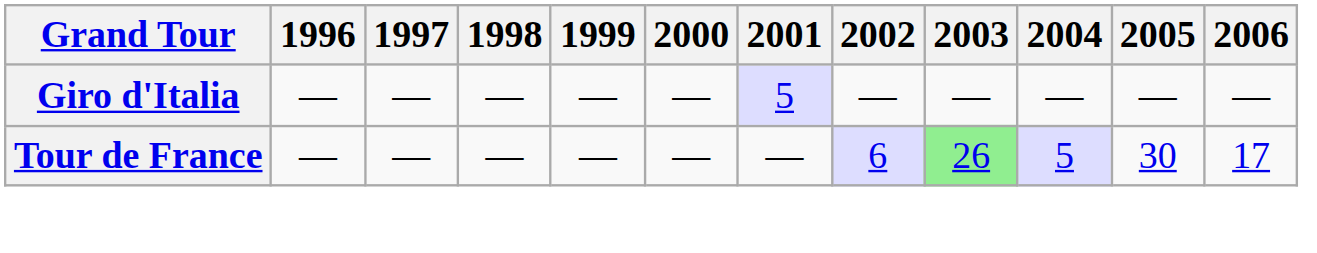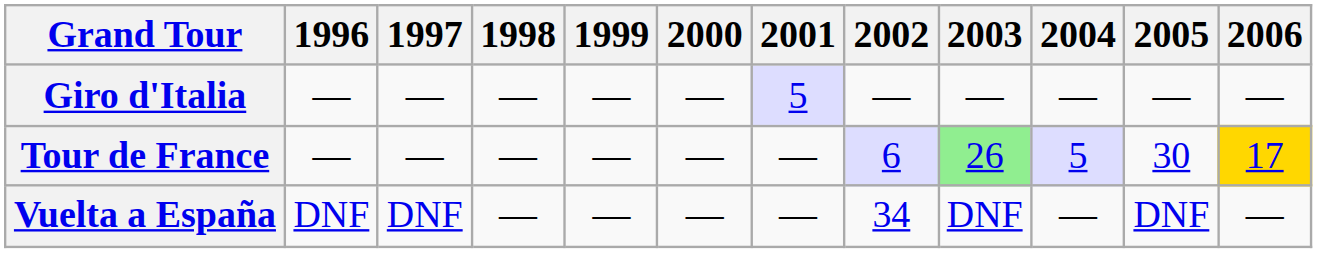(1251, 154) no background -> (1265, 154) gold background
+ row: (145, 214)
